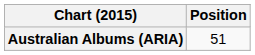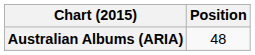(218, 38) 51 -> (218, 38) 48
